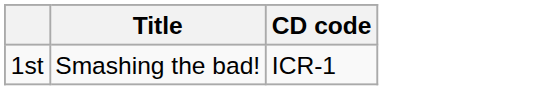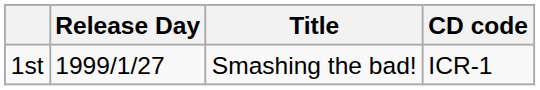+ column: (128, 25)
